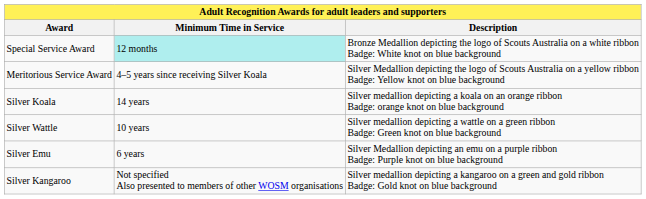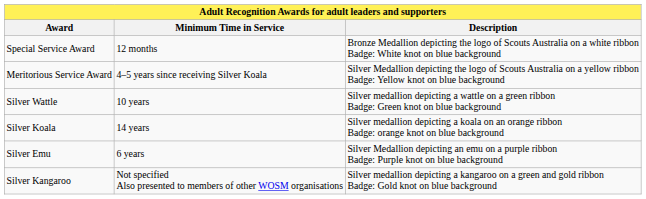(137, 48) paleturquoise background -> (137, 48) no background
rows swapped: (32, 128) <-> (31, 101)
